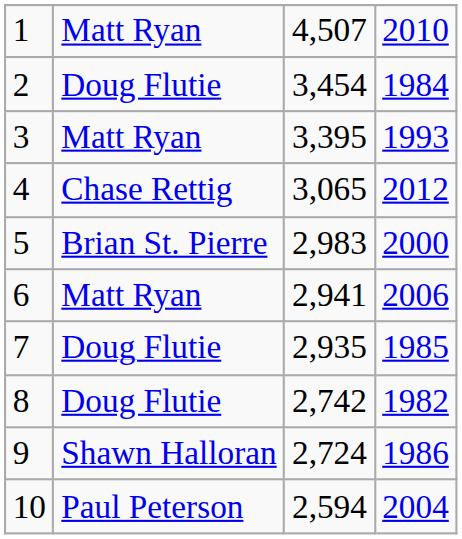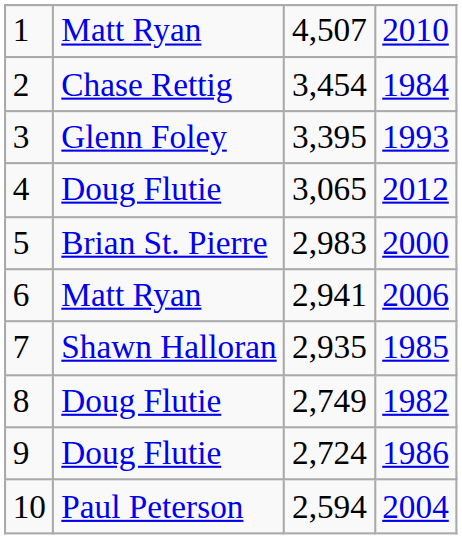(141, 83) Doug Flutie -> (147, 83) Chase Rettig
(131, 136) Matt Ryan -> (144, 136) Glenn Foley
(147, 189) Chase Rettig -> (141, 189) Doug Flutie
(141, 347) Doug Flutie -> (169, 347) Shawn Halloran
(329, 400) 2,742 -> (329, 400) 2,749
(169, 453) Shawn Halloran -> (141, 453) Doug Flutie
